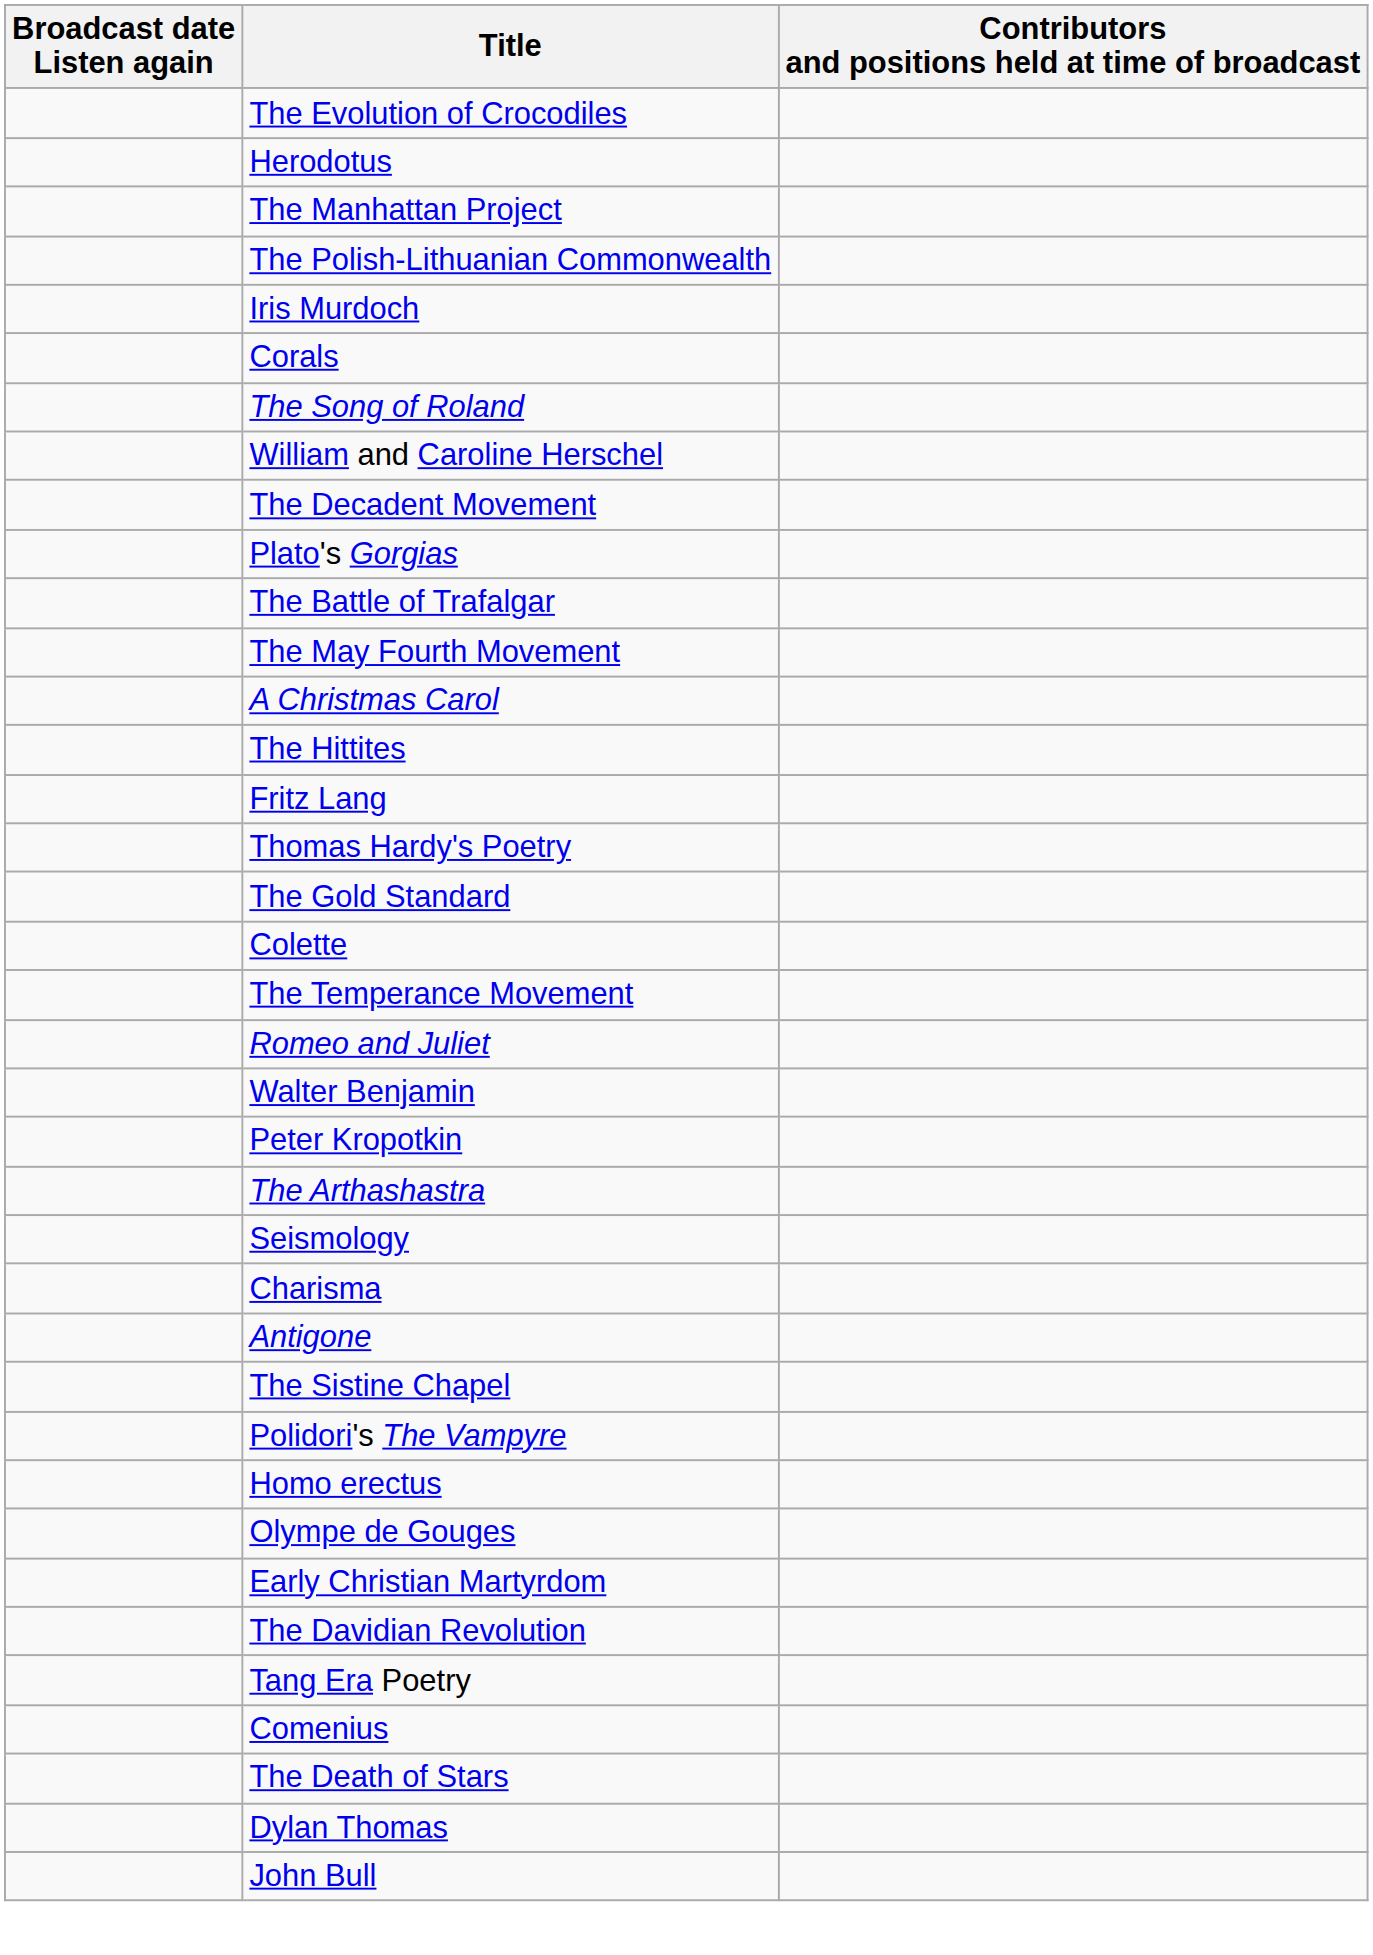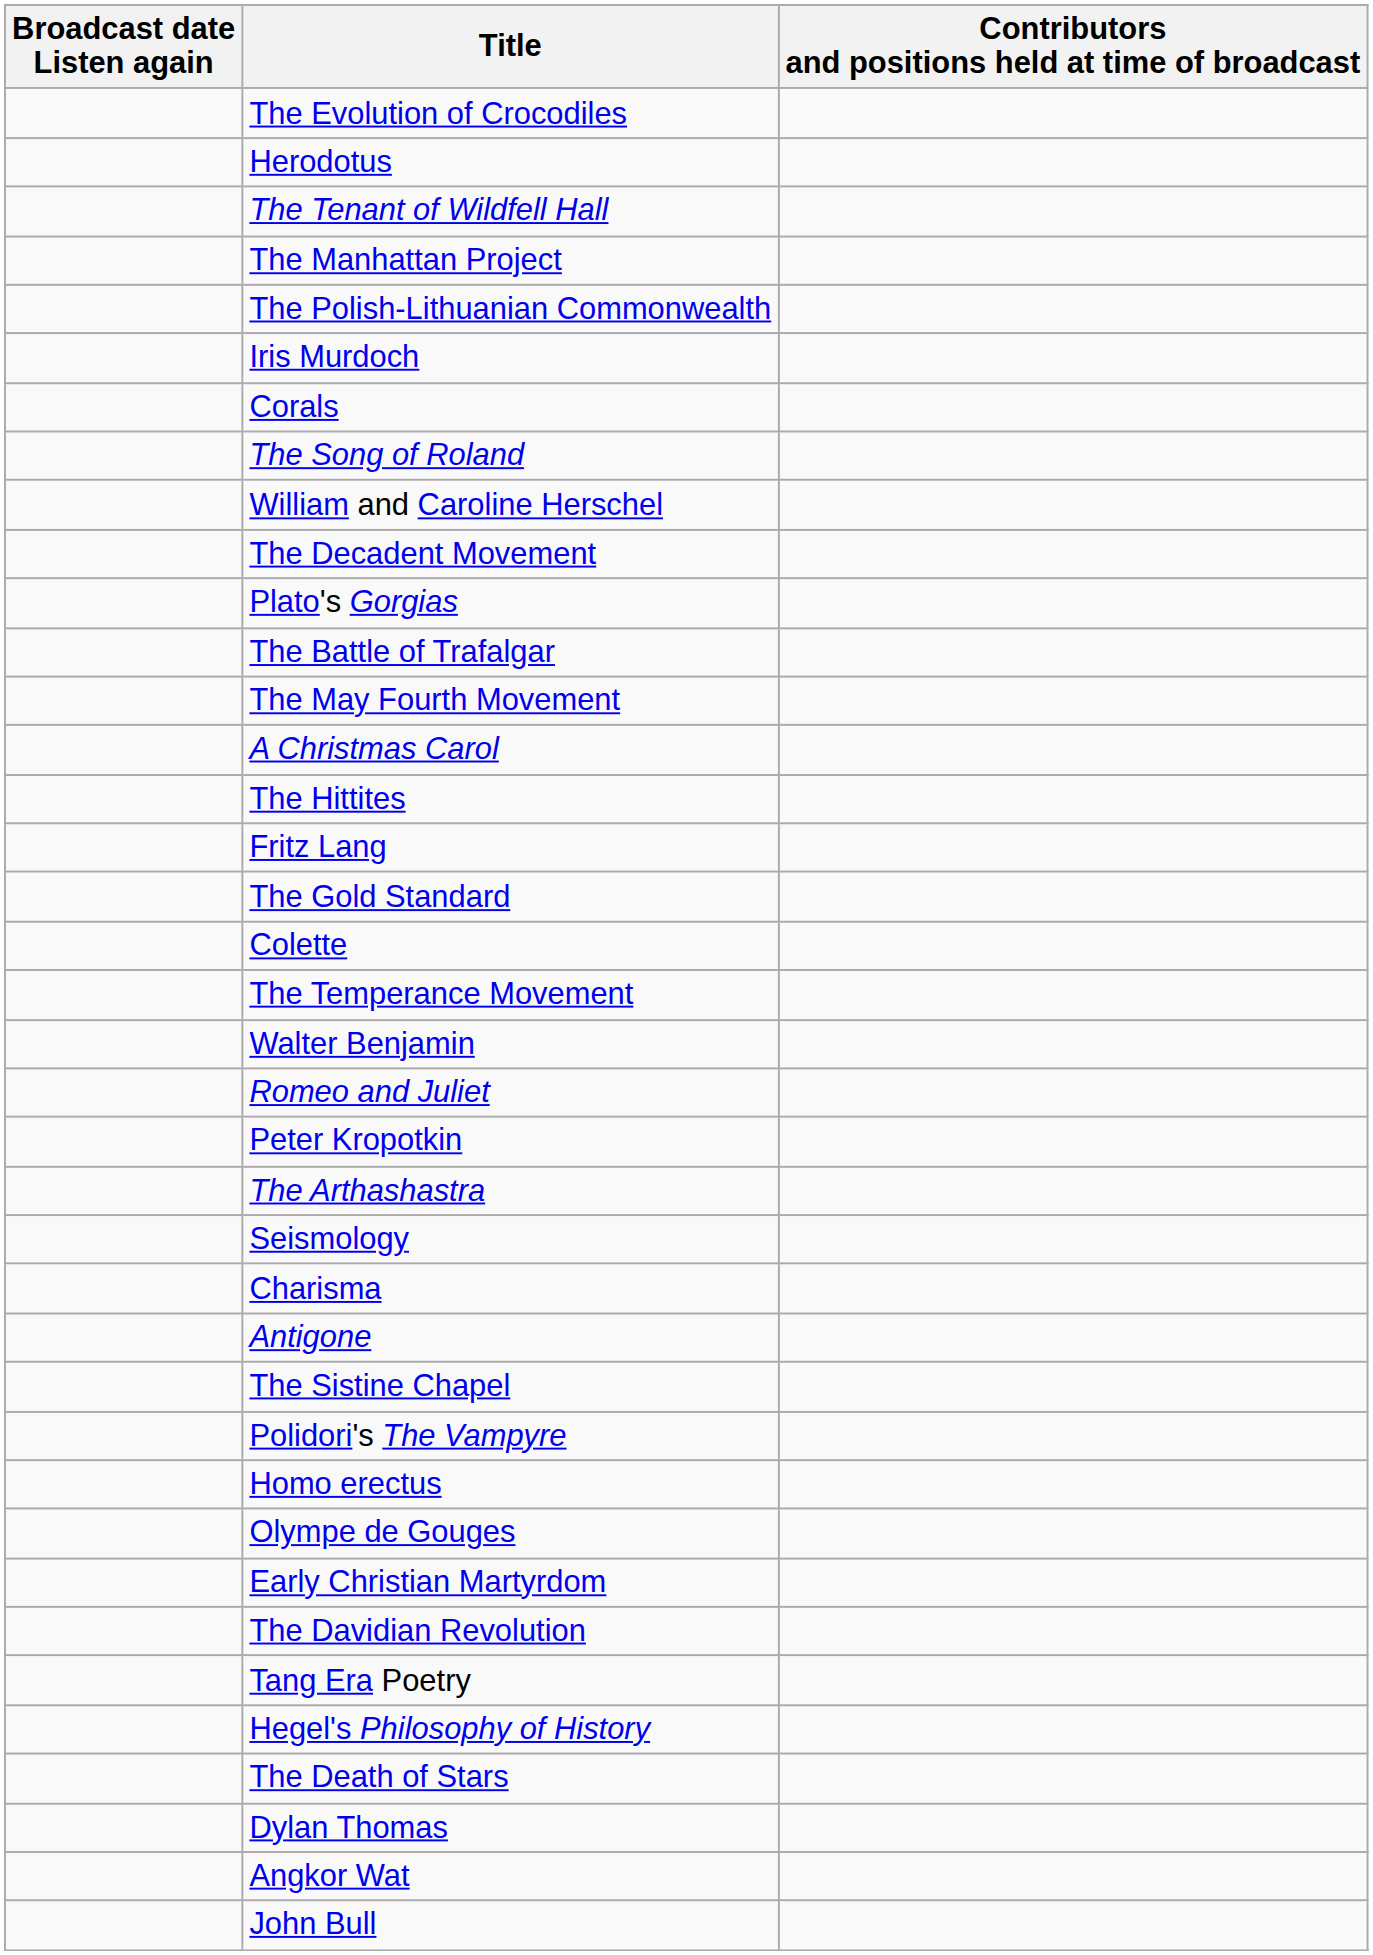+ row: (429, 210)
- row: (410, 847)
rows swapped: (362, 1092) <-> (370, 1043)
- row: (319, 1728)
+ row: (450, 1728)
+ row: (330, 1875)
